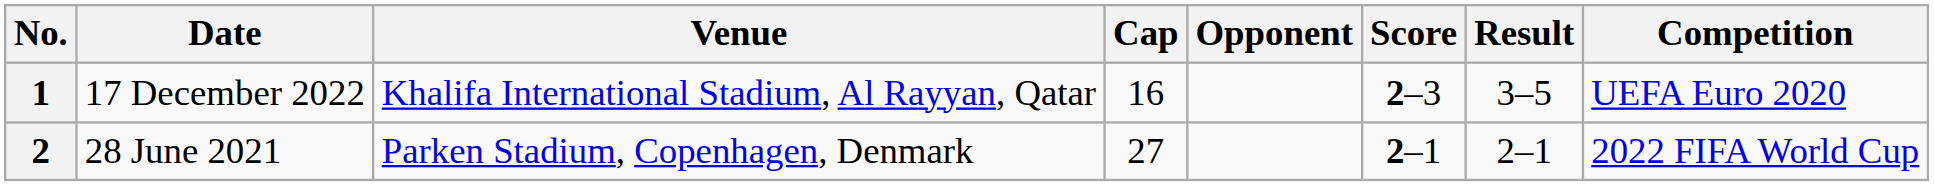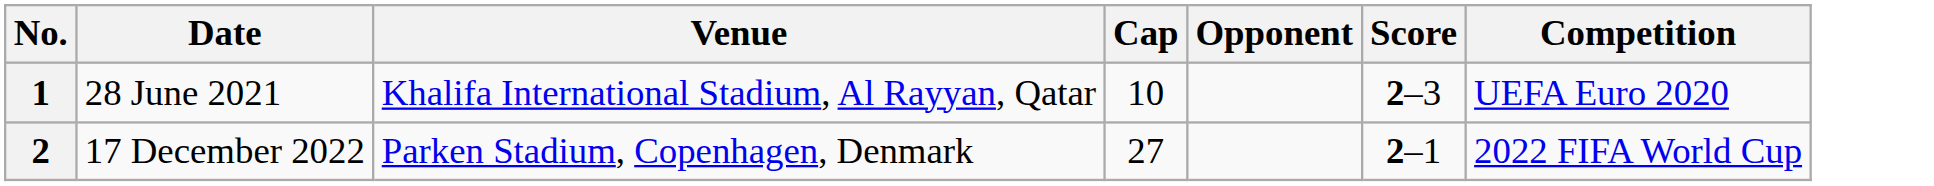- column: (1524, 33)
(225, 92) 17 December 2022 -> (183, 92) 28 June 2021
(1146, 92) 16 -> (1146, 92) 10
(183, 150) 28 June 2021 -> (225, 150) 17 December 2022
